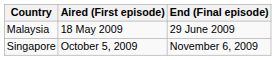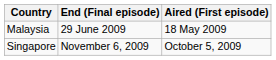columns swapped: (113, 13) <-> (219, 13)
